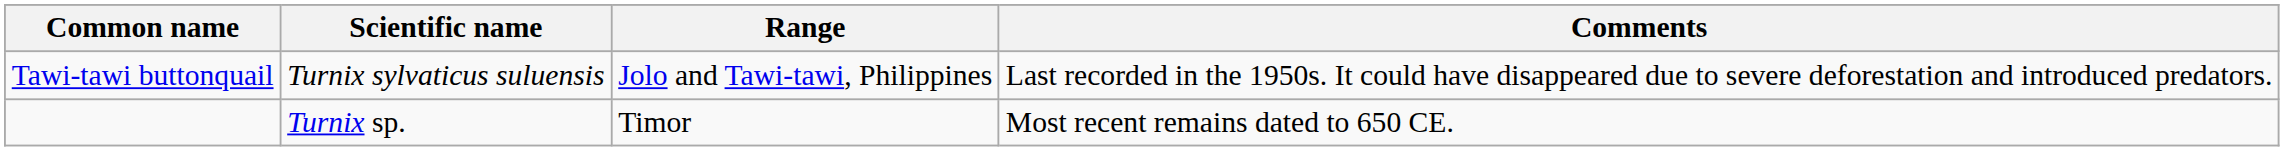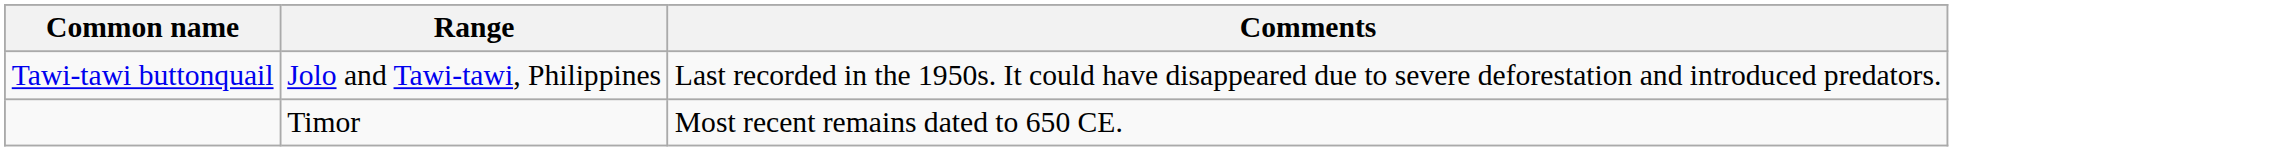- column: (446, 27)
